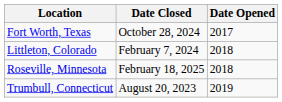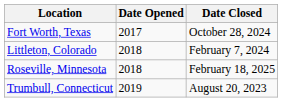columns swapped: (242, 13) <-> (161, 13)
